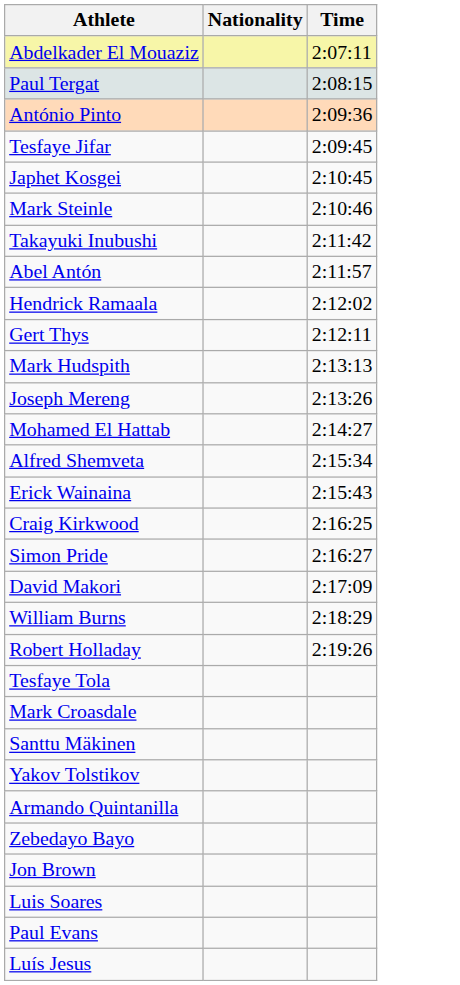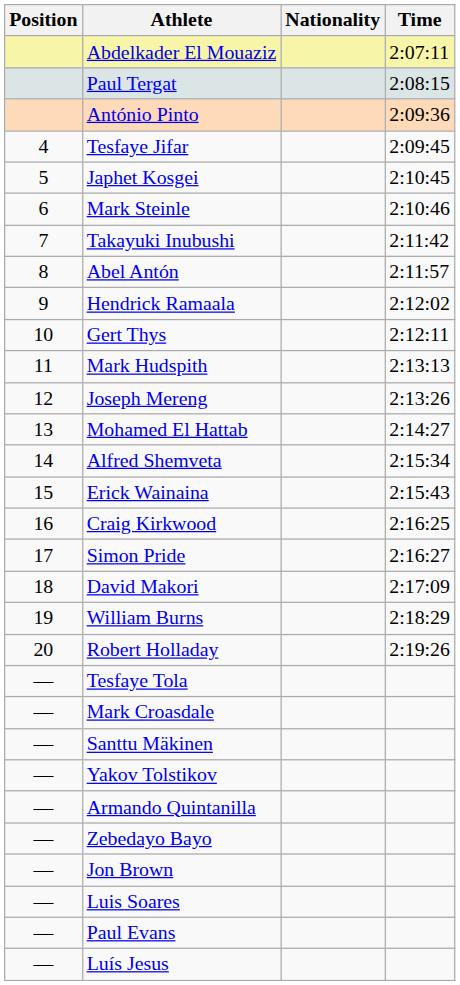+ column: (43, 20)
